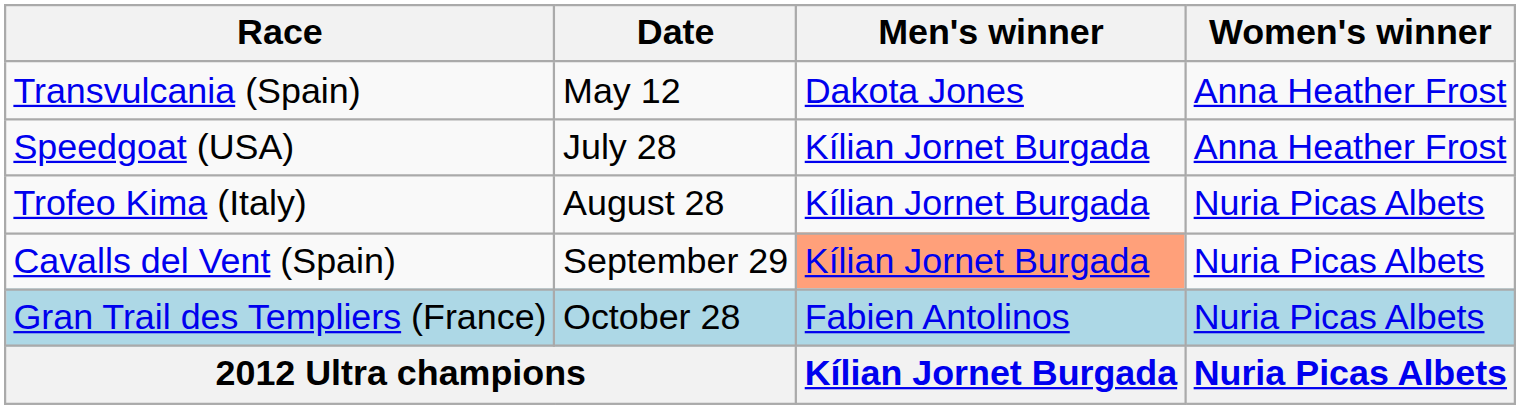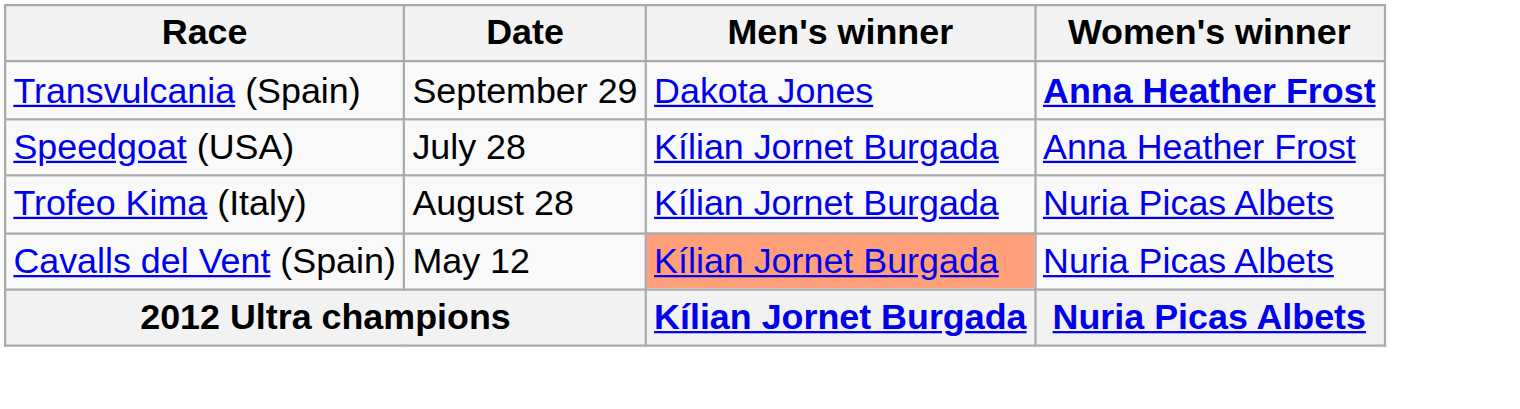(622, 89) May 12 -> (525, 89) September 29
(1350, 89) normal -> (1209, 89) bold
(676, 260) September 29 -> (471, 260) May 12
- row: (280, 317)
